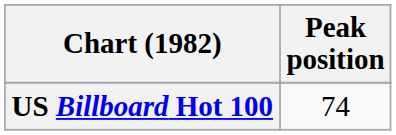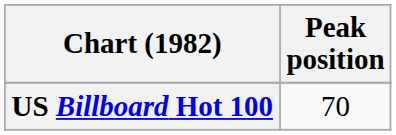(336, 105) 74 -> (336, 105) 70
